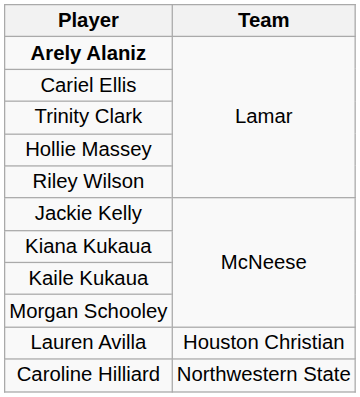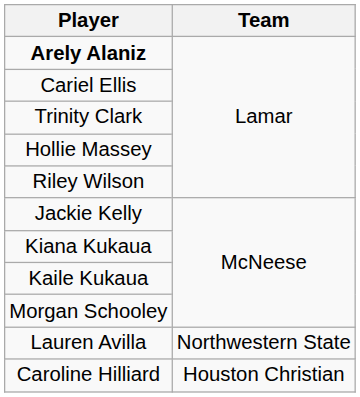(264, 342) Houston Christian -> (264, 342) Northwestern State
(264, 375) Northwestern State -> (264, 375) Houston Christian
